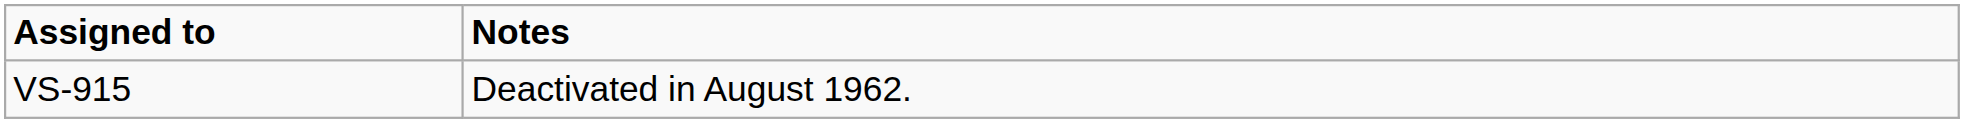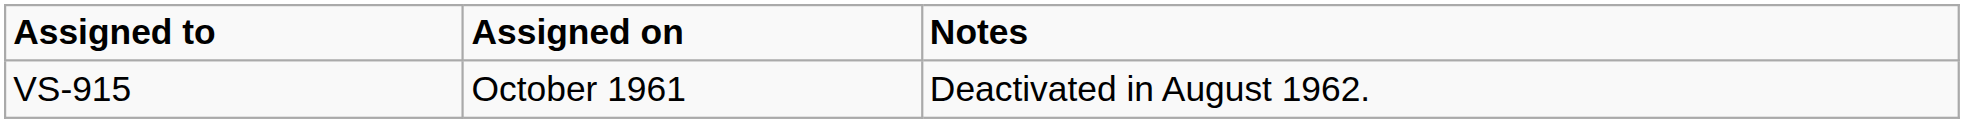+ column: (578, 32)
